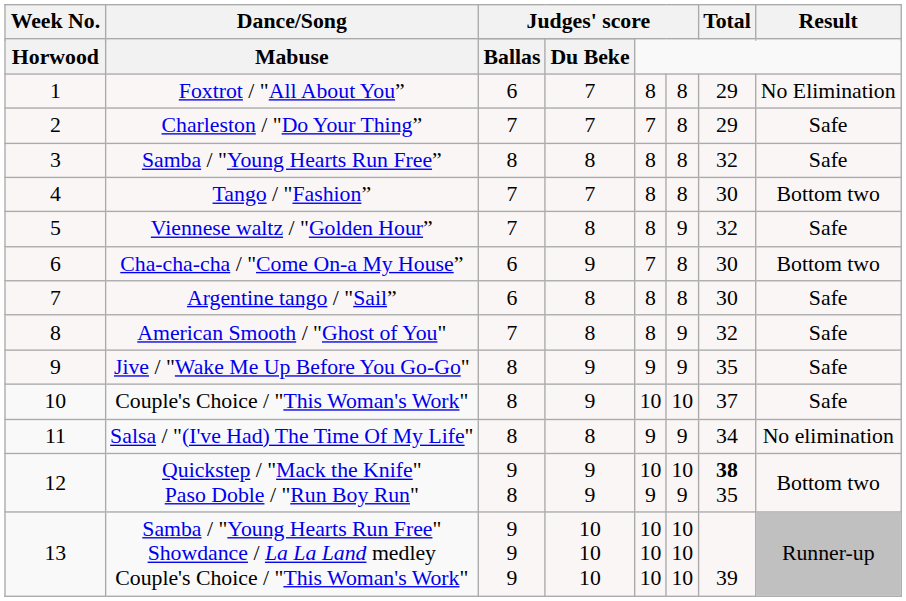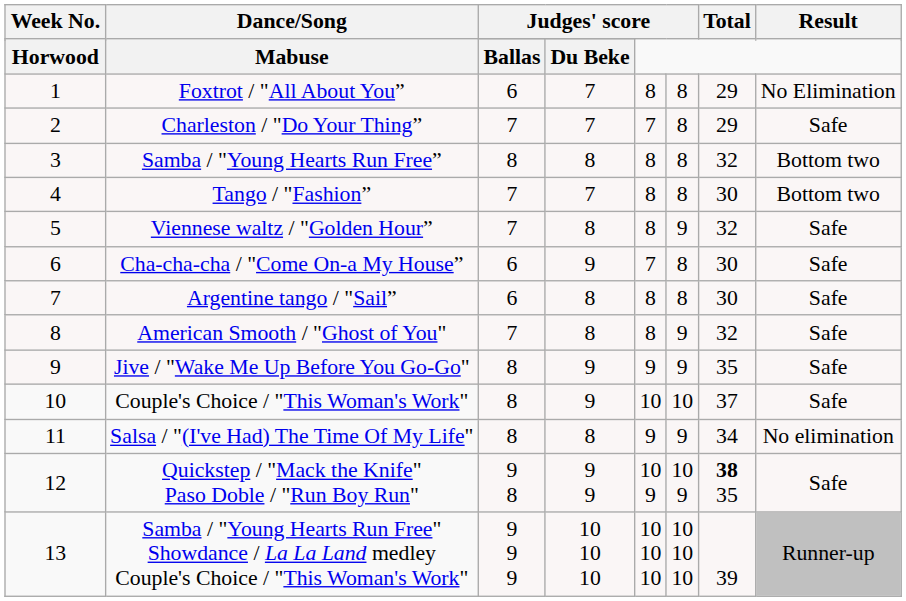(828, 159) Safe -> (828, 159) Bottom two
(828, 263) Bottom two -> (828, 263) Safe
(828, 482) Bottom two -> (828, 482) Safe
